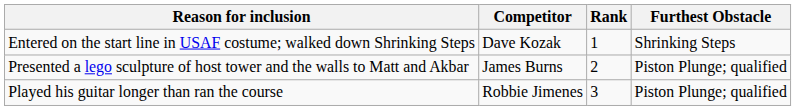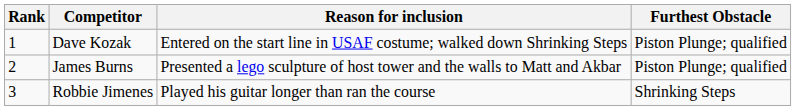columns swapped: (609, 17) <-> (242, 17)
(685, 42) Shrinking Steps -> (711, 42) Piston Plunge; qualified
(711, 92) Piston Plunge; qualified -> (685, 92) Shrinking Steps
